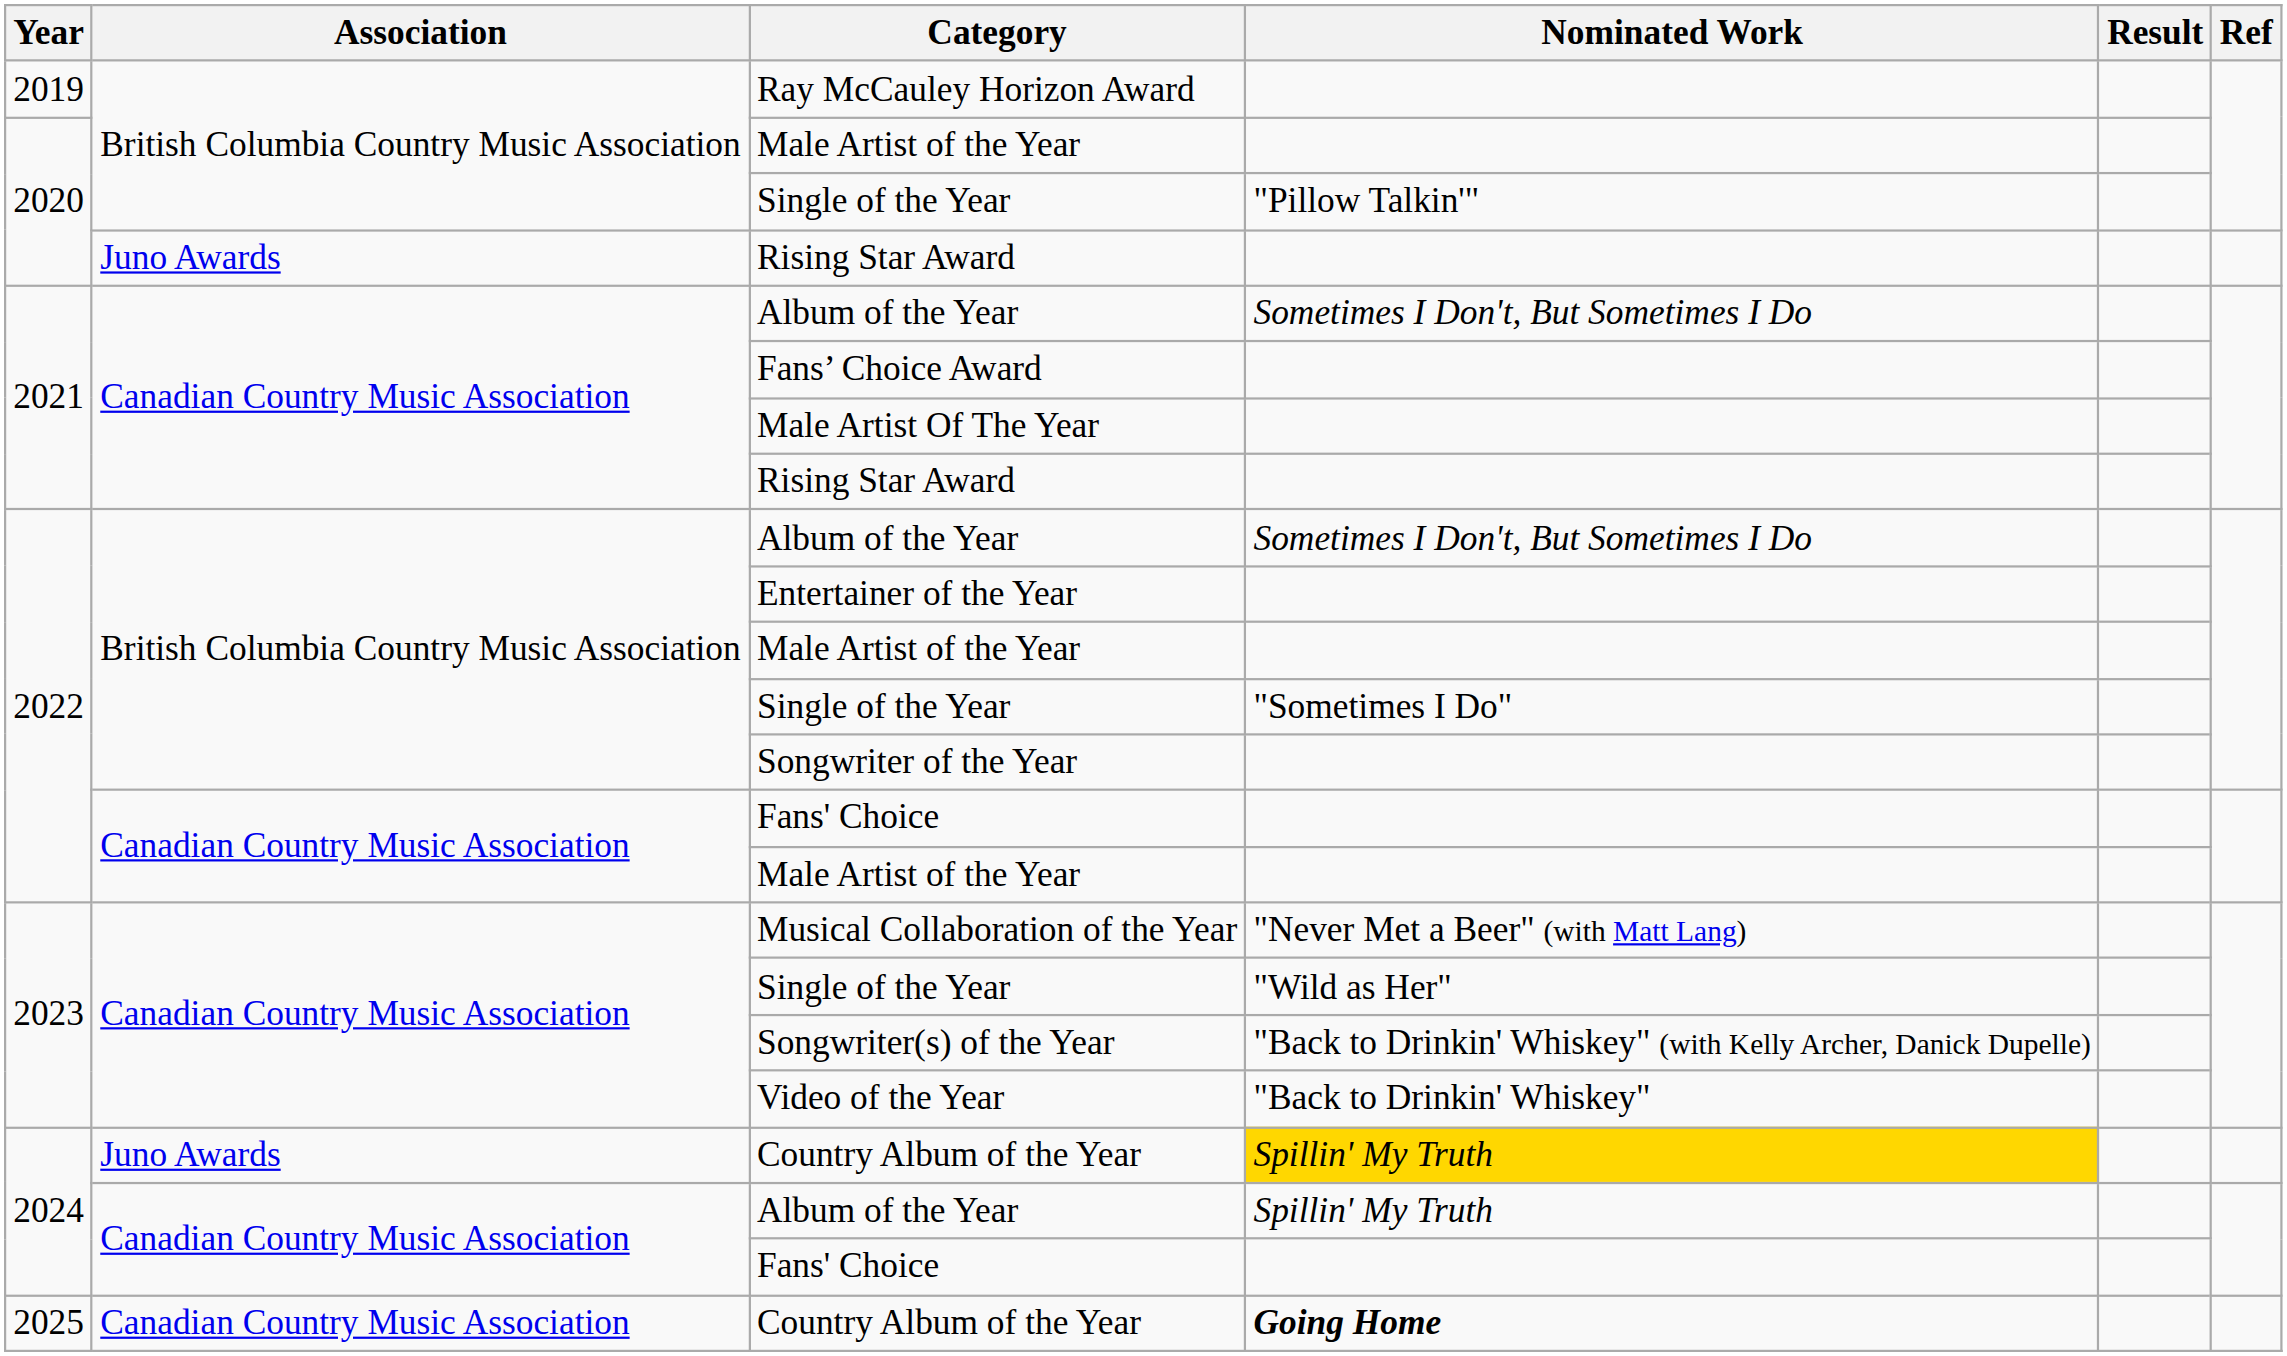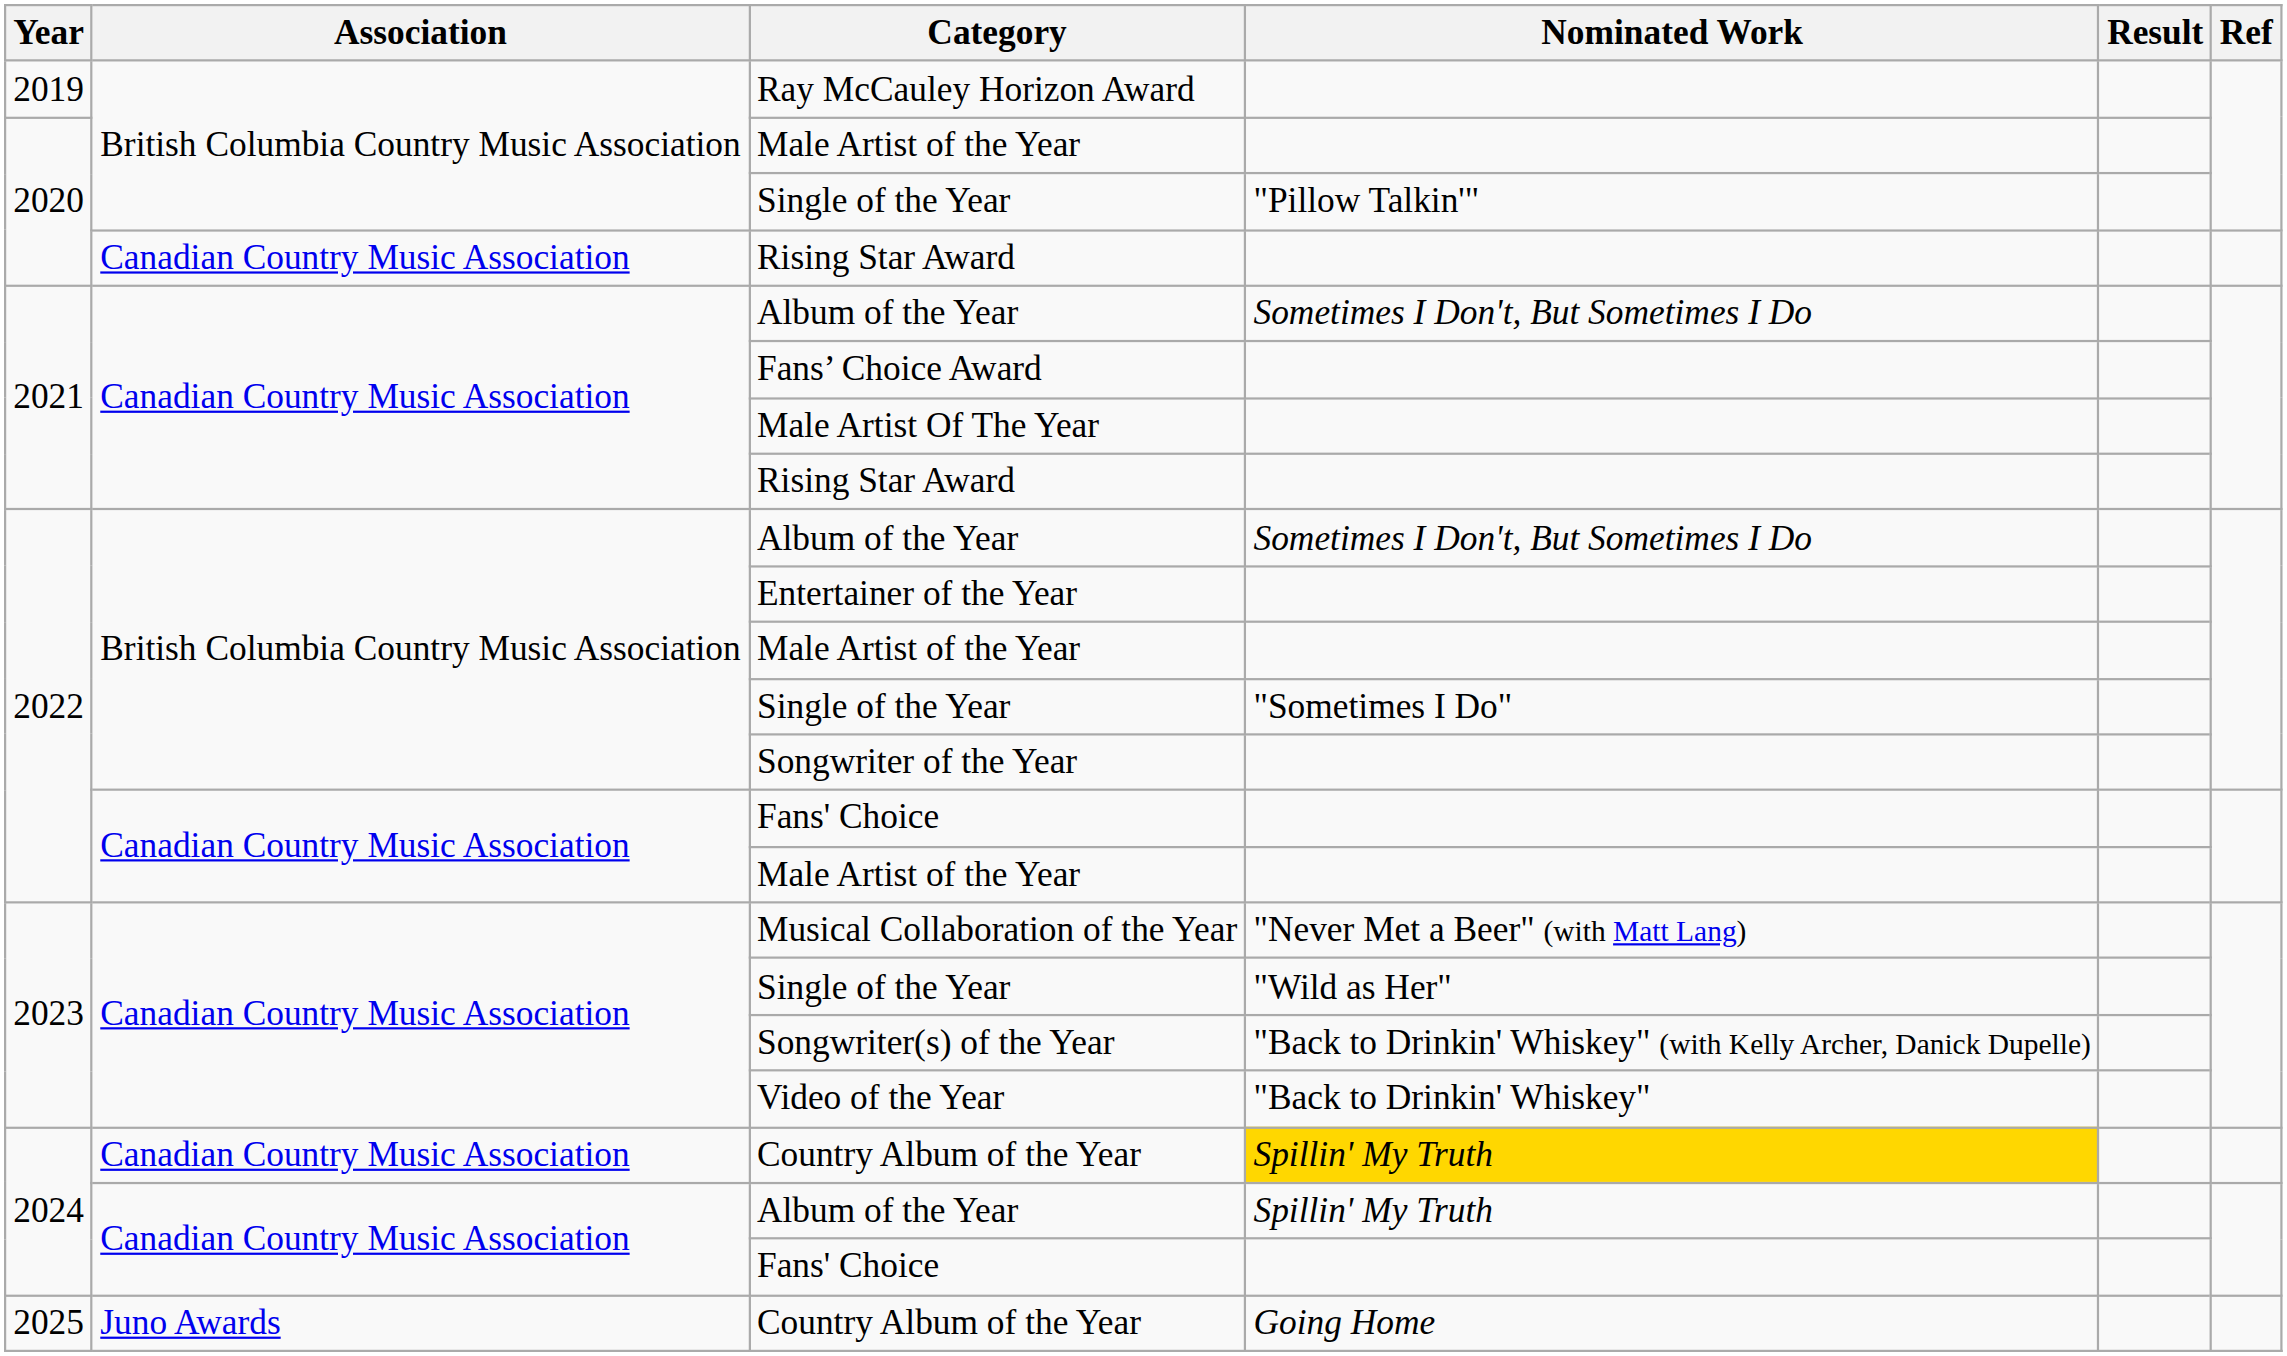(190, 256) Juno Awards -> (365, 256) Canadian Country Music Association
(190, 1154) Juno Awards -> (365, 1154) Canadian Country Music Association
(365, 1322) Canadian Country Music Association -> (190, 1322) Juno Awards
(1347, 1322) bold -> (1344, 1322) normal
